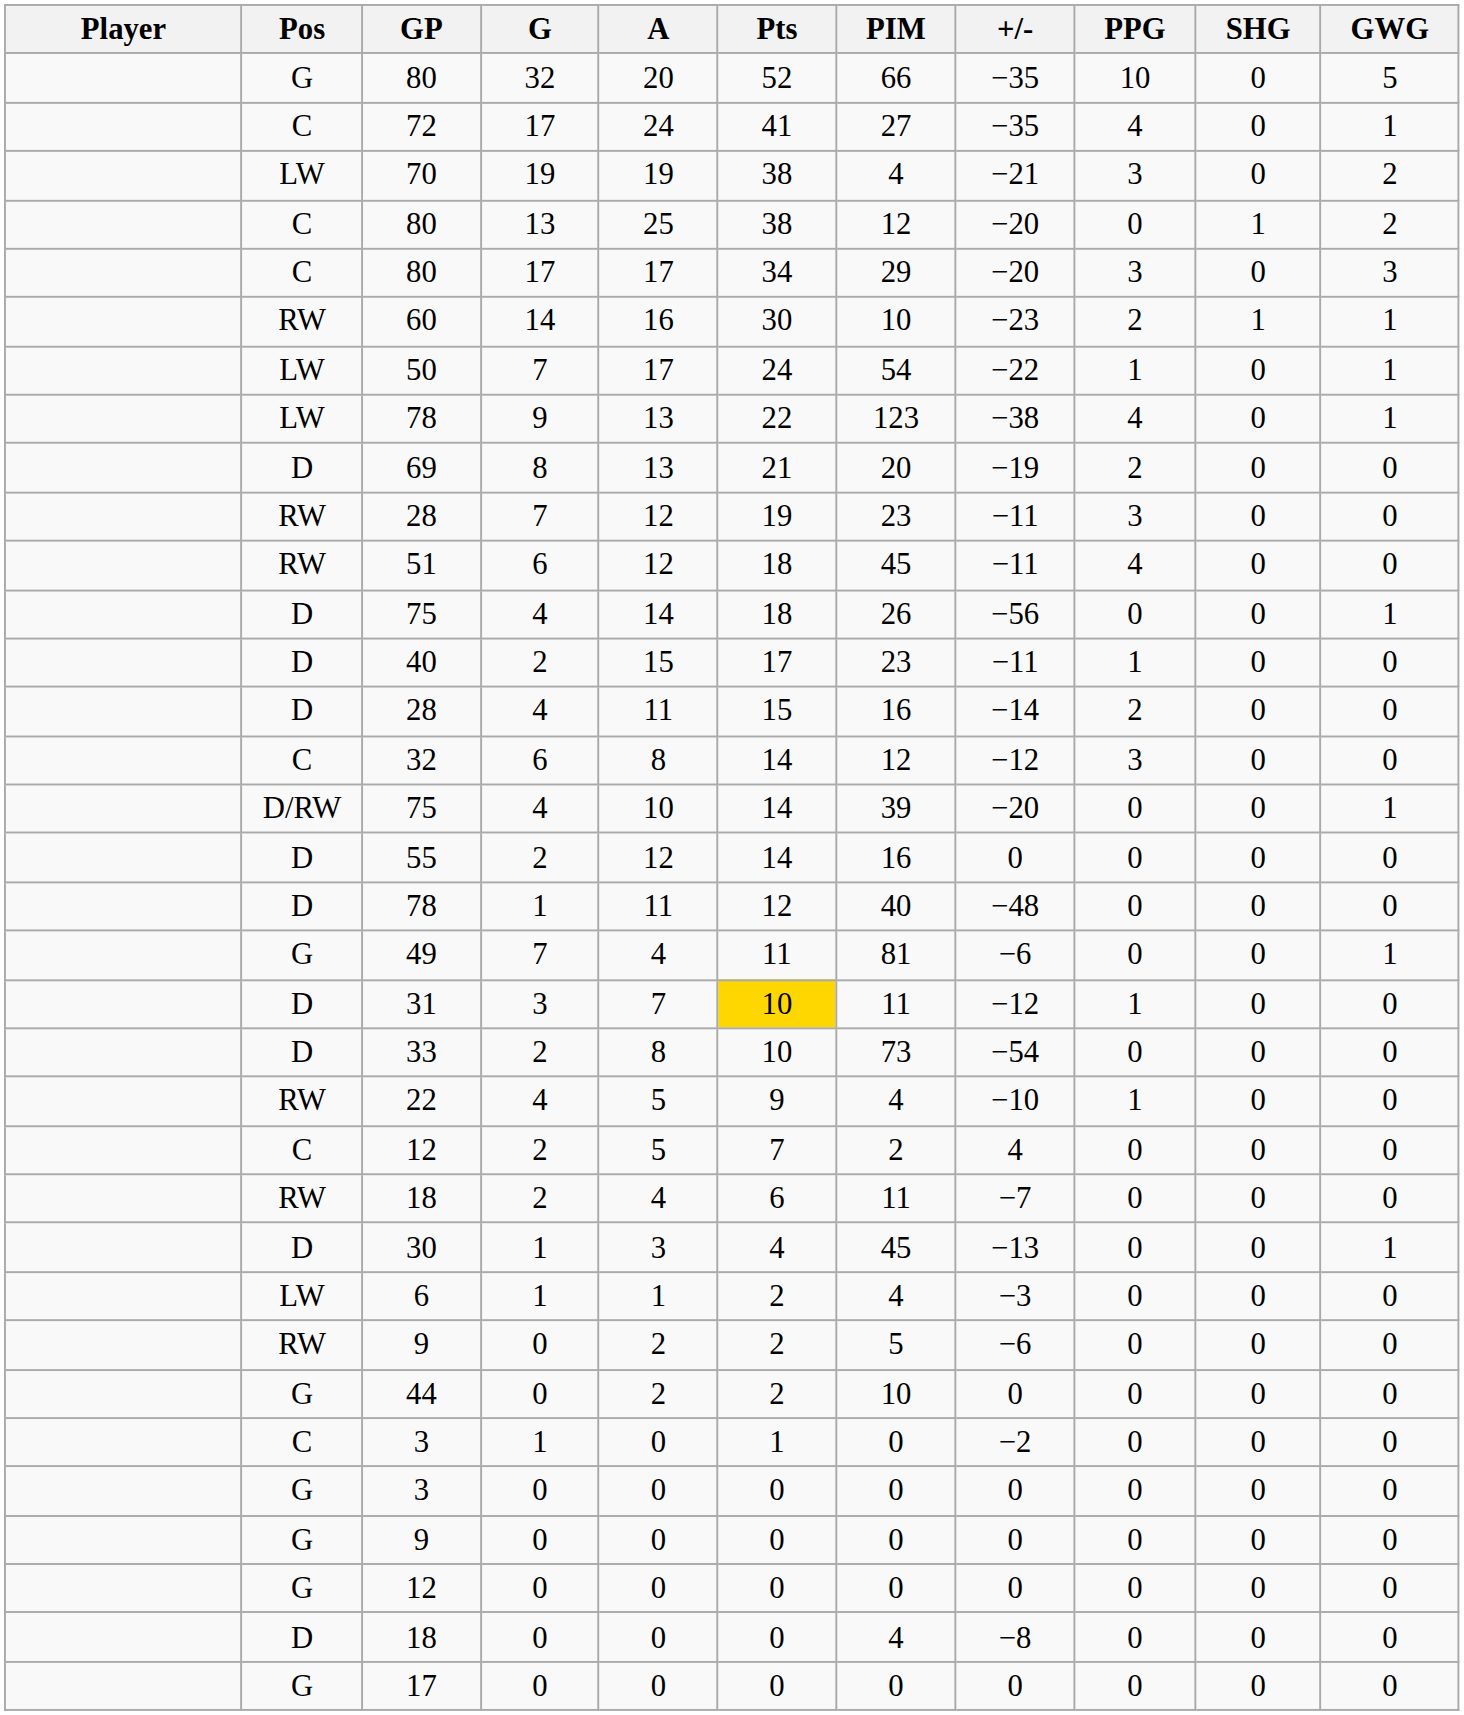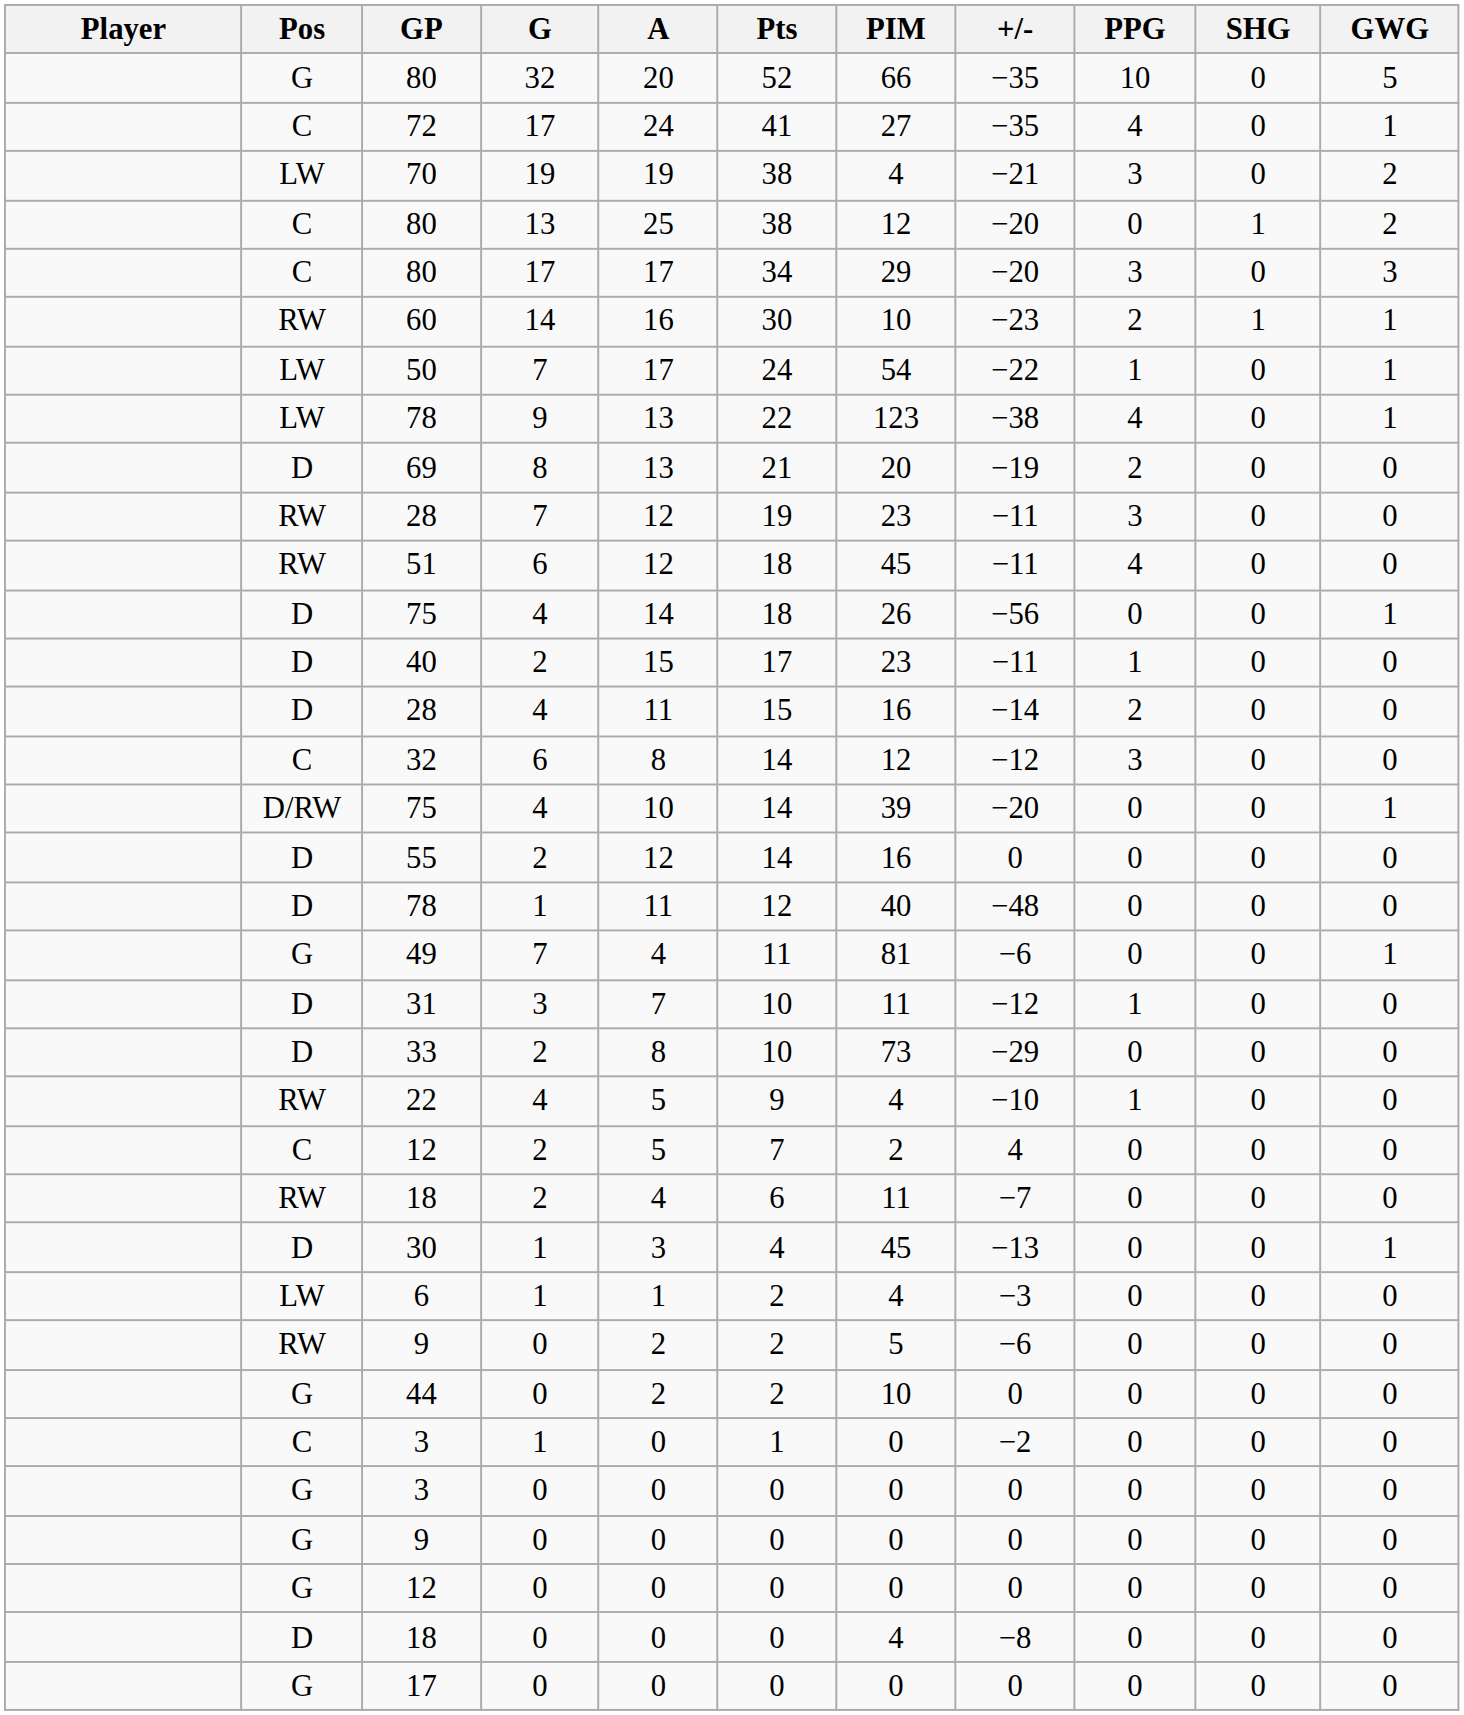(777, 1003) gold background -> (777, 1003) no background
(1015, 1051) −54 -> (1015, 1051) −29
